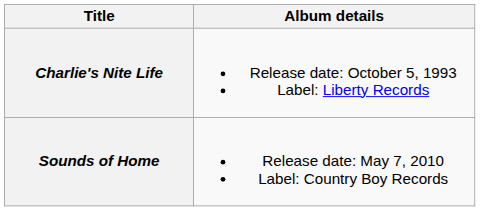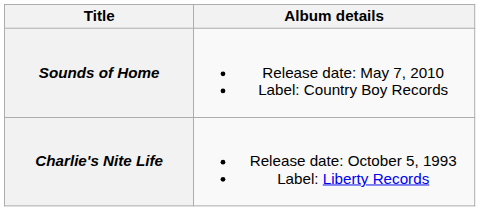rows swapped: (99, 72) <-> (99, 161)
